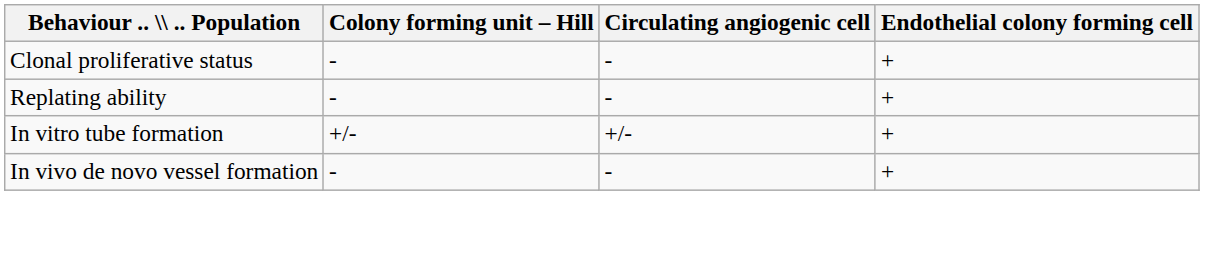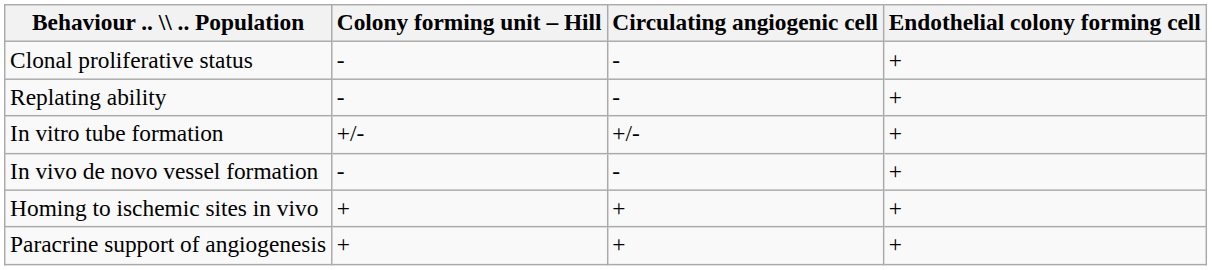+ row: (164, 208)
+ row: (168, 245)
